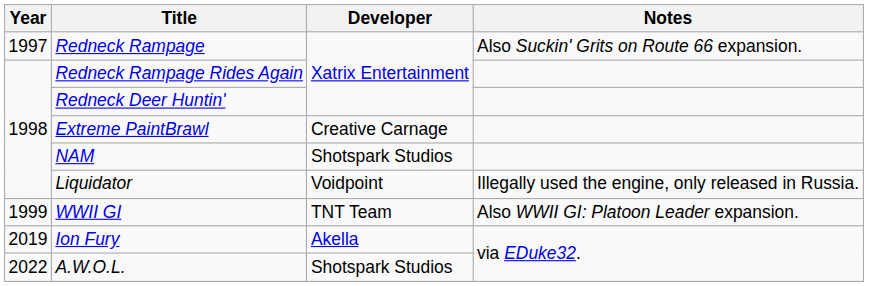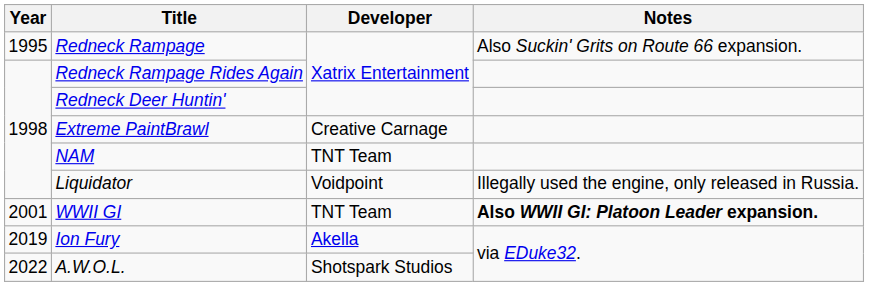(28, 45) 1997 -> (28, 45) 1995
(382, 156) Shotspark Studios -> (351, 156) TNT Team
(28, 211) 1999 -> (28, 211) 2001
(638, 211) normal -> (648, 211) bold
